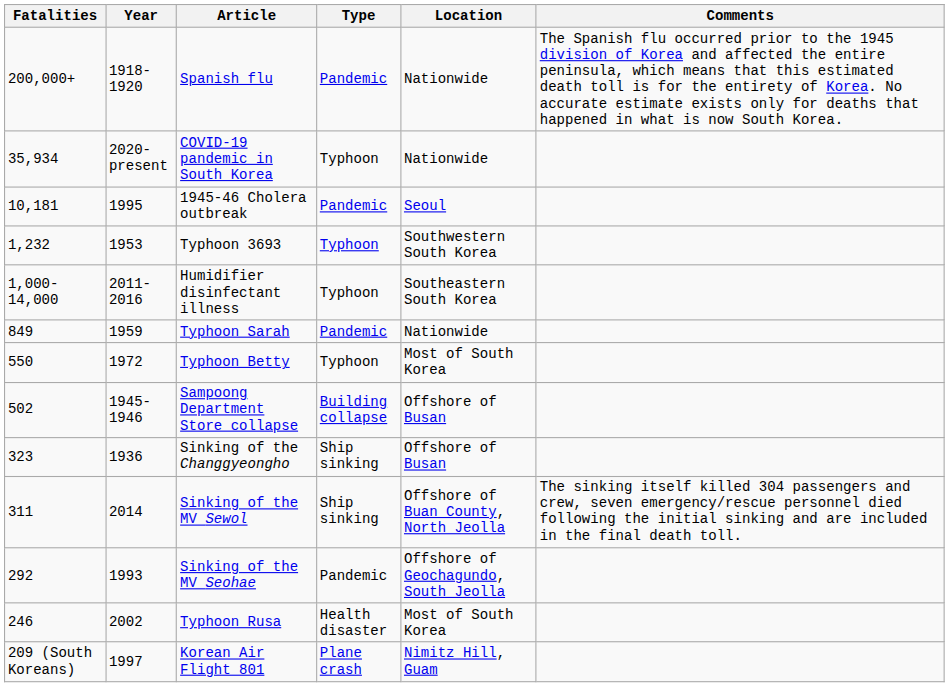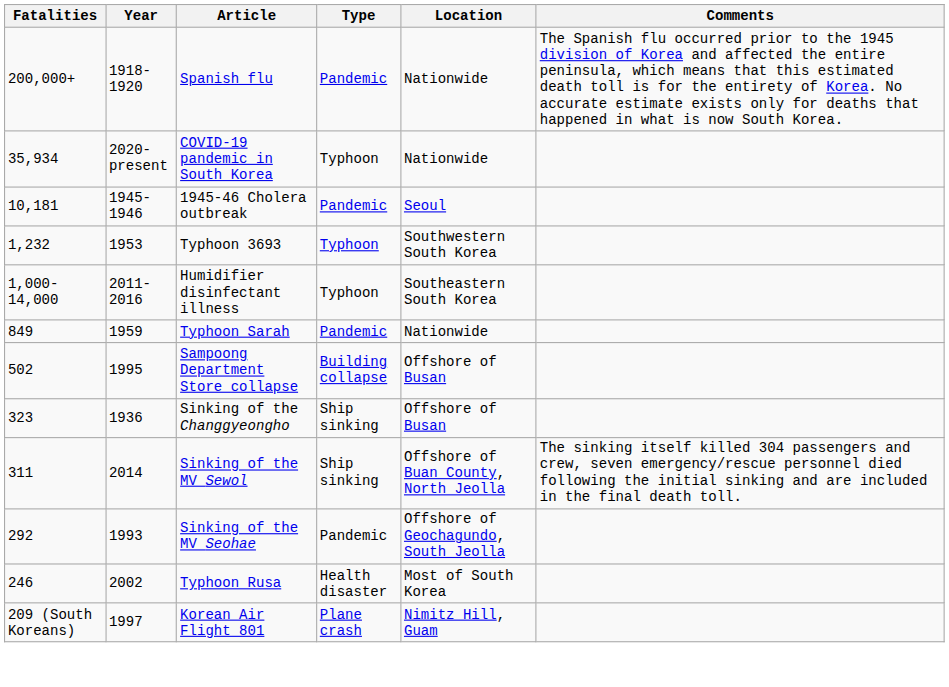(126, 206) 1995 -> (130, 206) 1945-1946
- row: (235, 362)
(130, 410) 1945-1946 -> (126, 371) 1995
